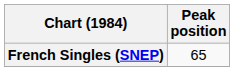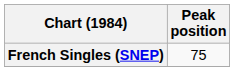(198, 54) 65 -> (198, 54) 75
